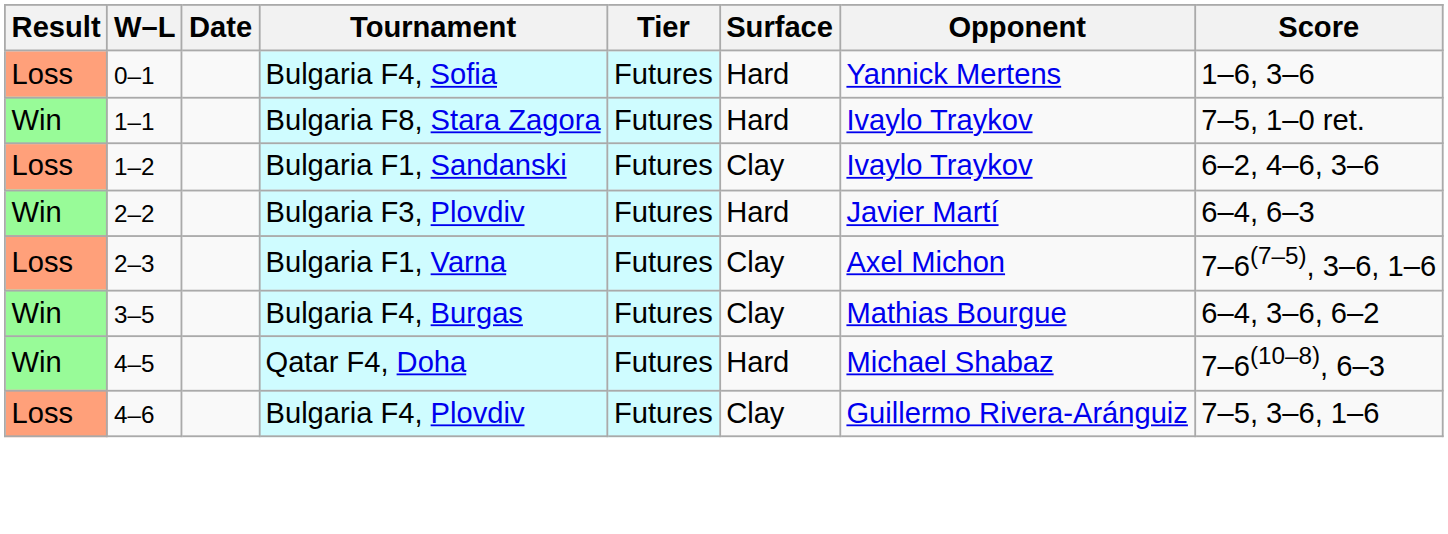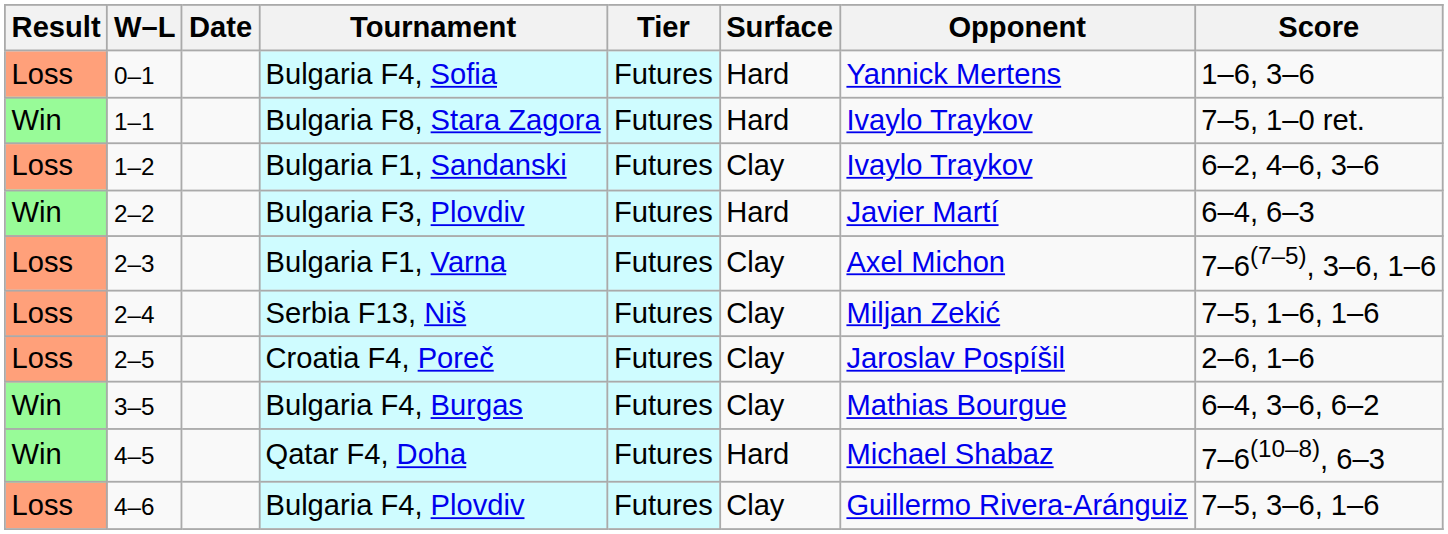+ row: (366, 312)
+ row: (380, 358)
